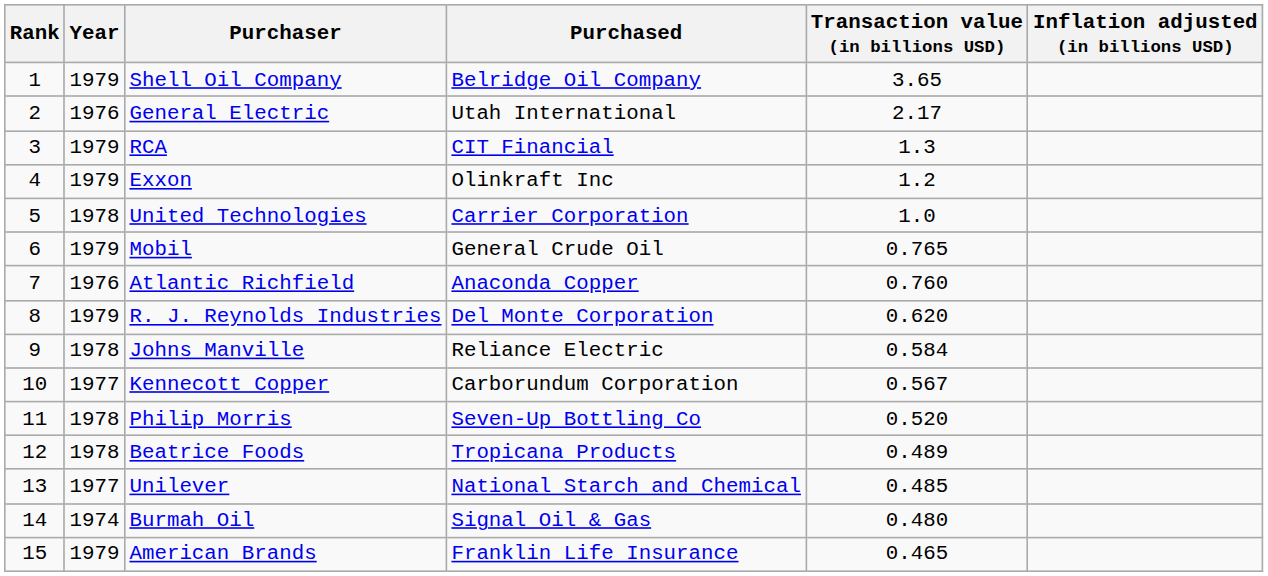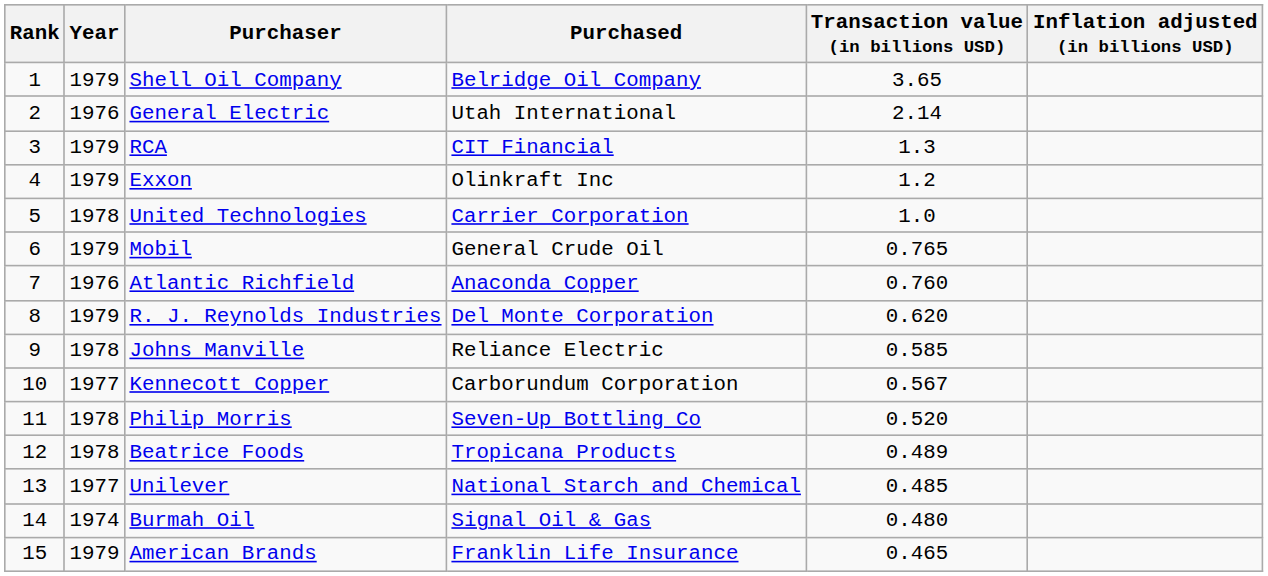(917, 114) 2.17 -> (917, 114) 2.14
(917, 351) 0.584 -> (917, 351) 0.585
